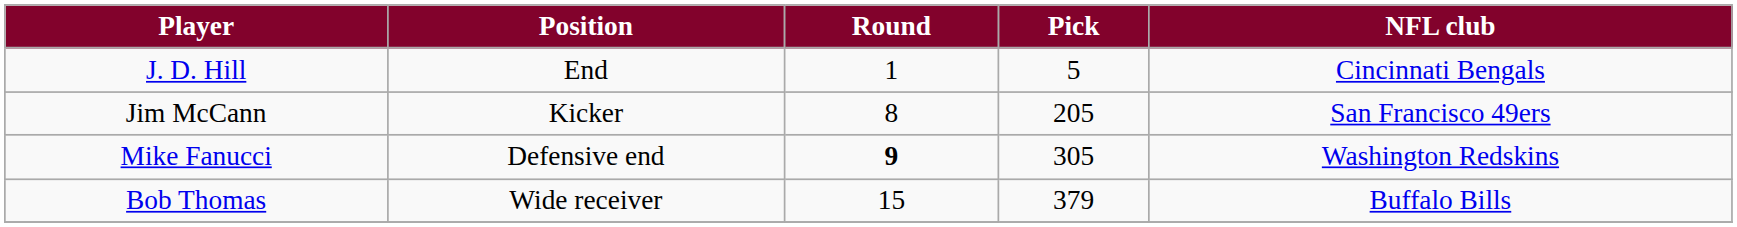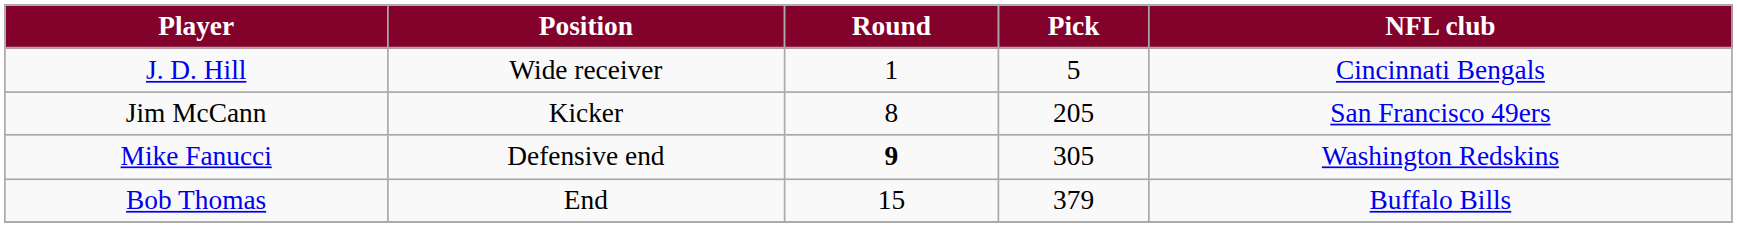(586, 69) End -> (586, 69) Wide receiver
(586, 199) Wide receiver -> (586, 199) End
